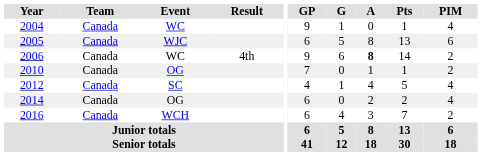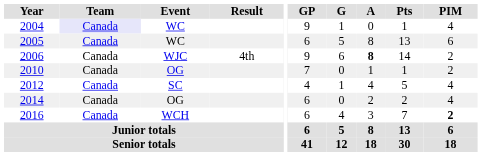(100, 26) no background -> (100, 26) lavender background
(175, 41) WJC -> (175, 41) WC
(175, 55) WC -> (175, 55) WJC
(451, 115) normal -> (451, 115) bold
